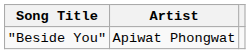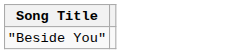- column: (174, 16)
